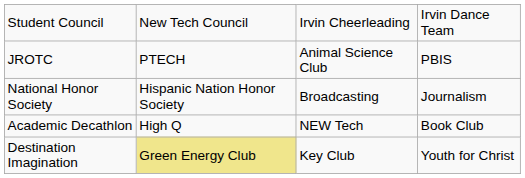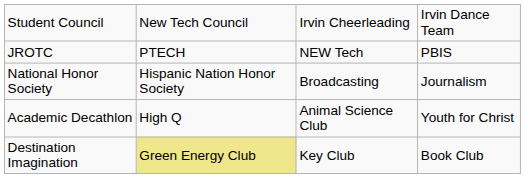(346, 59) Animal Science Club -> (331, 52) NEW Tech
(331, 125) NEW Tech -> (346, 118) Animal Science Club
(452, 125) Book Club -> (467, 118) Youth for Christ
(467, 155) Youth for Christ -> (452, 155) Book Club
